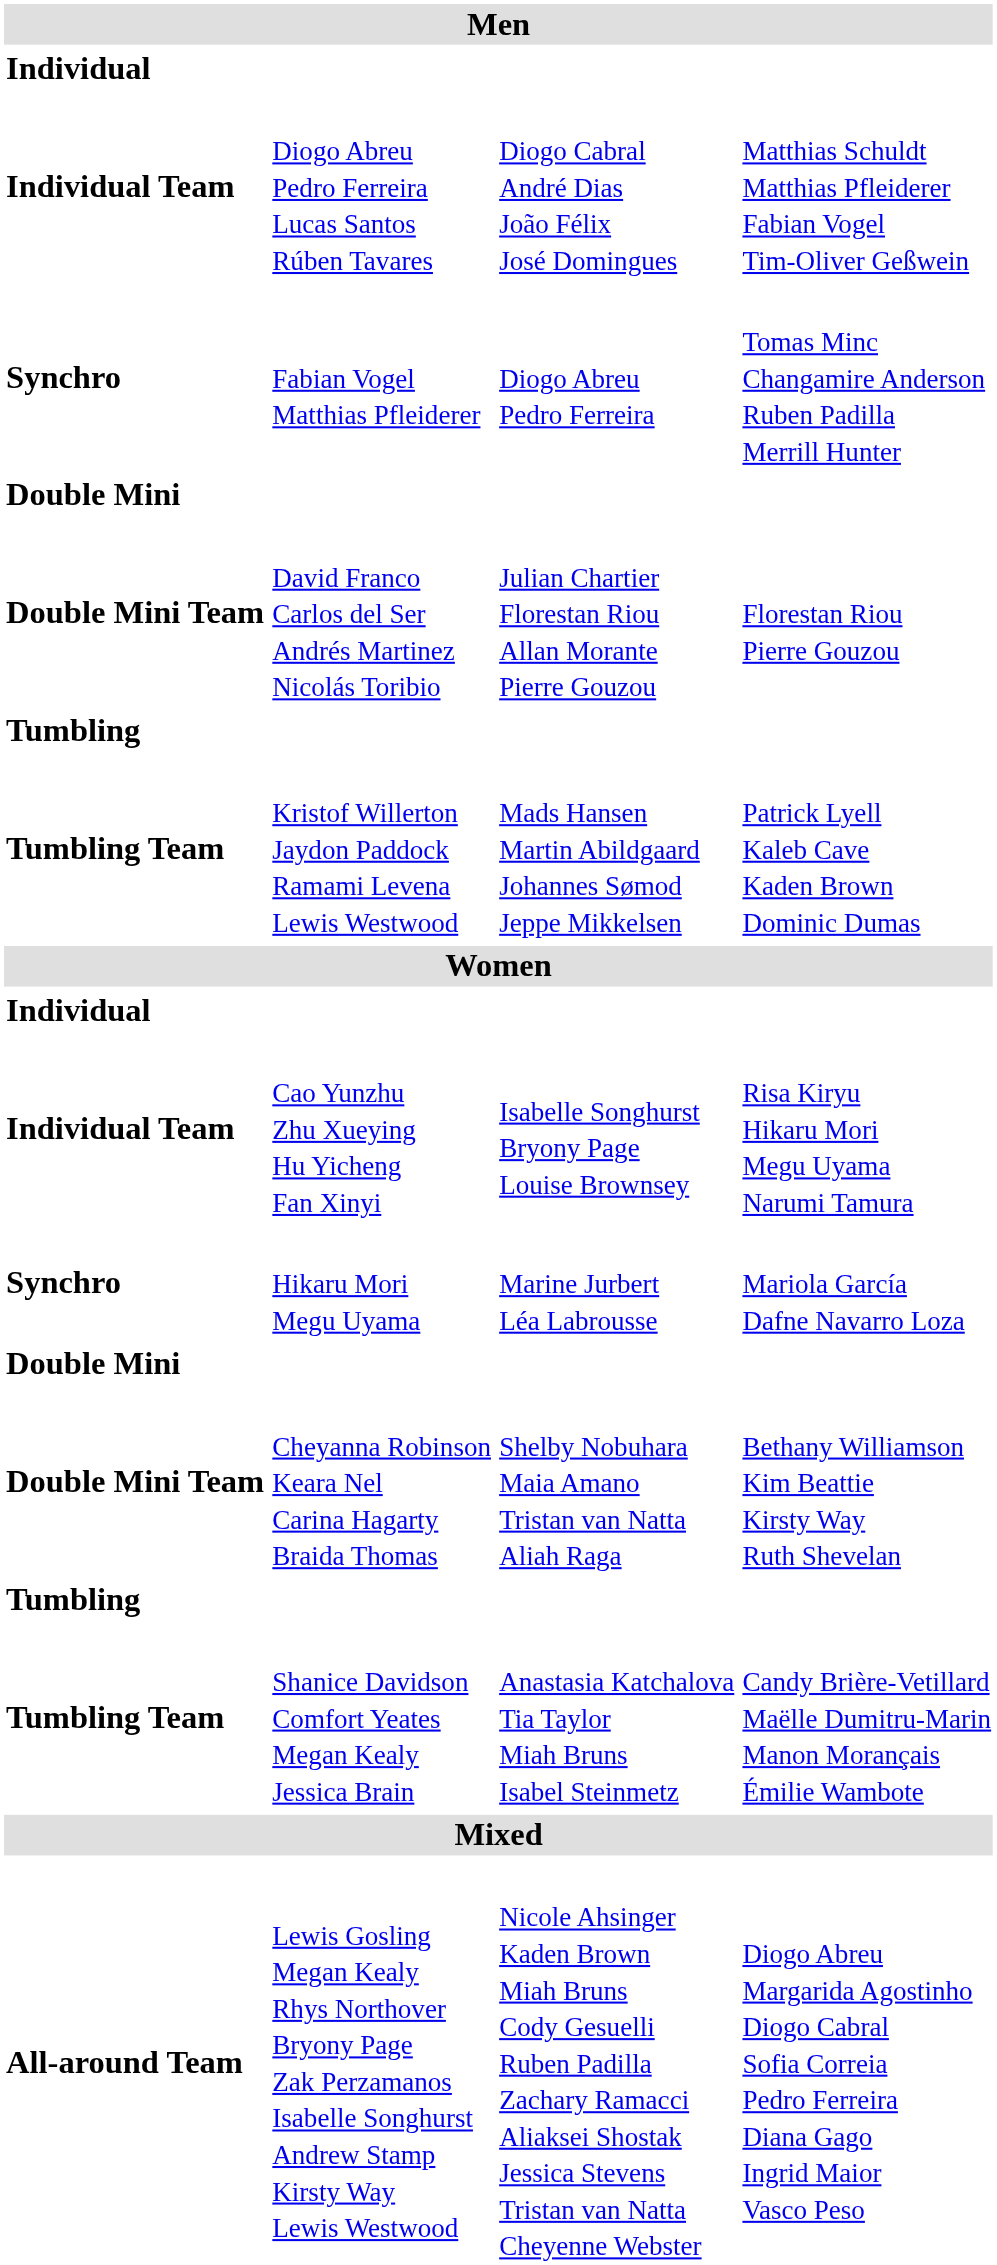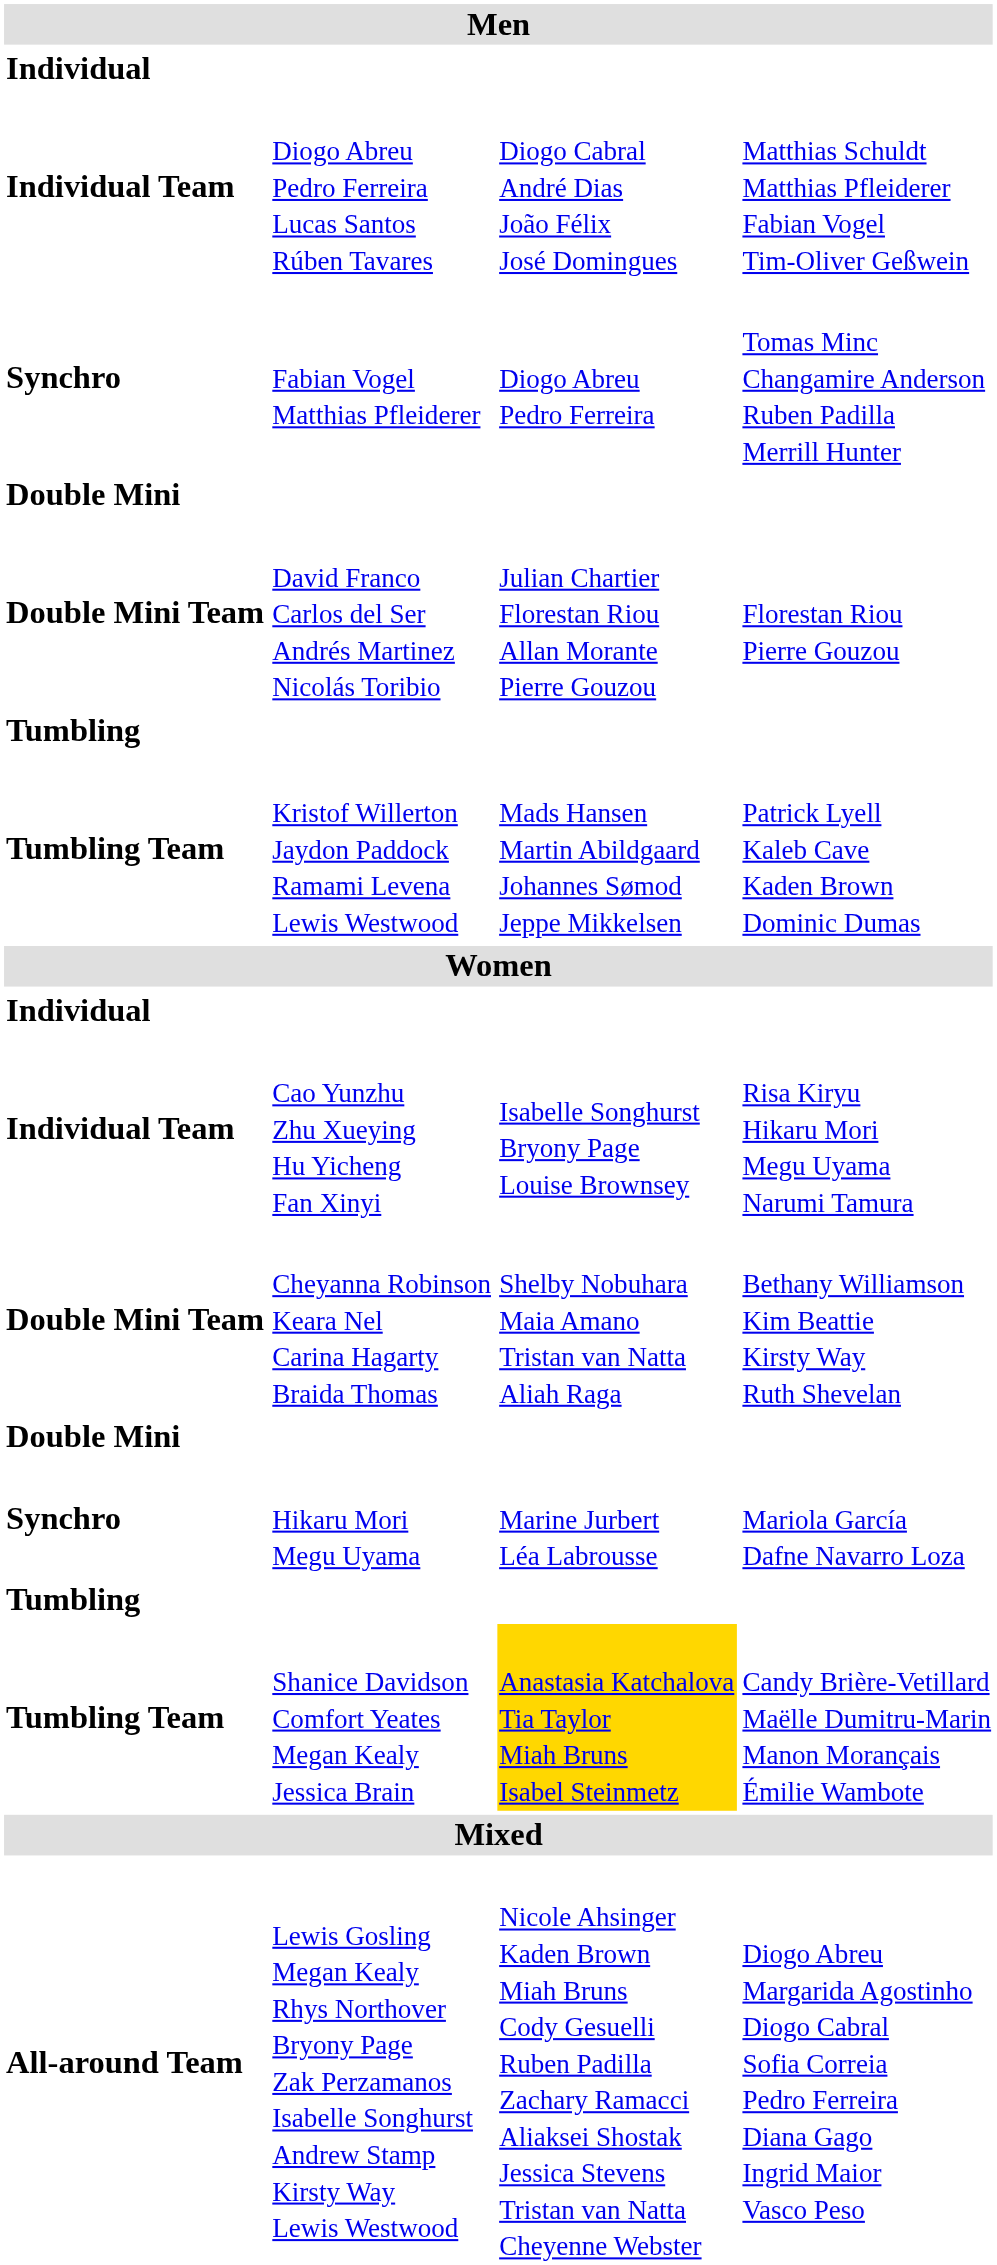rows swapped: (64, 1282) <-> (135, 1481)
(617, 1737) no background -> (617, 1737) gold background
